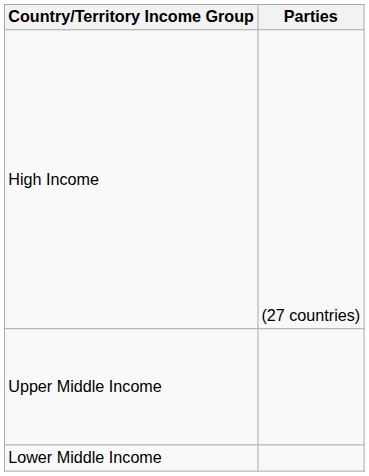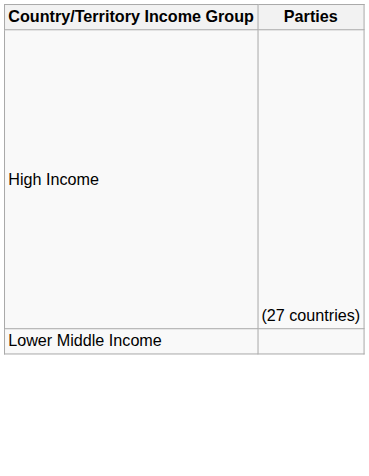- row: (85, 386)
